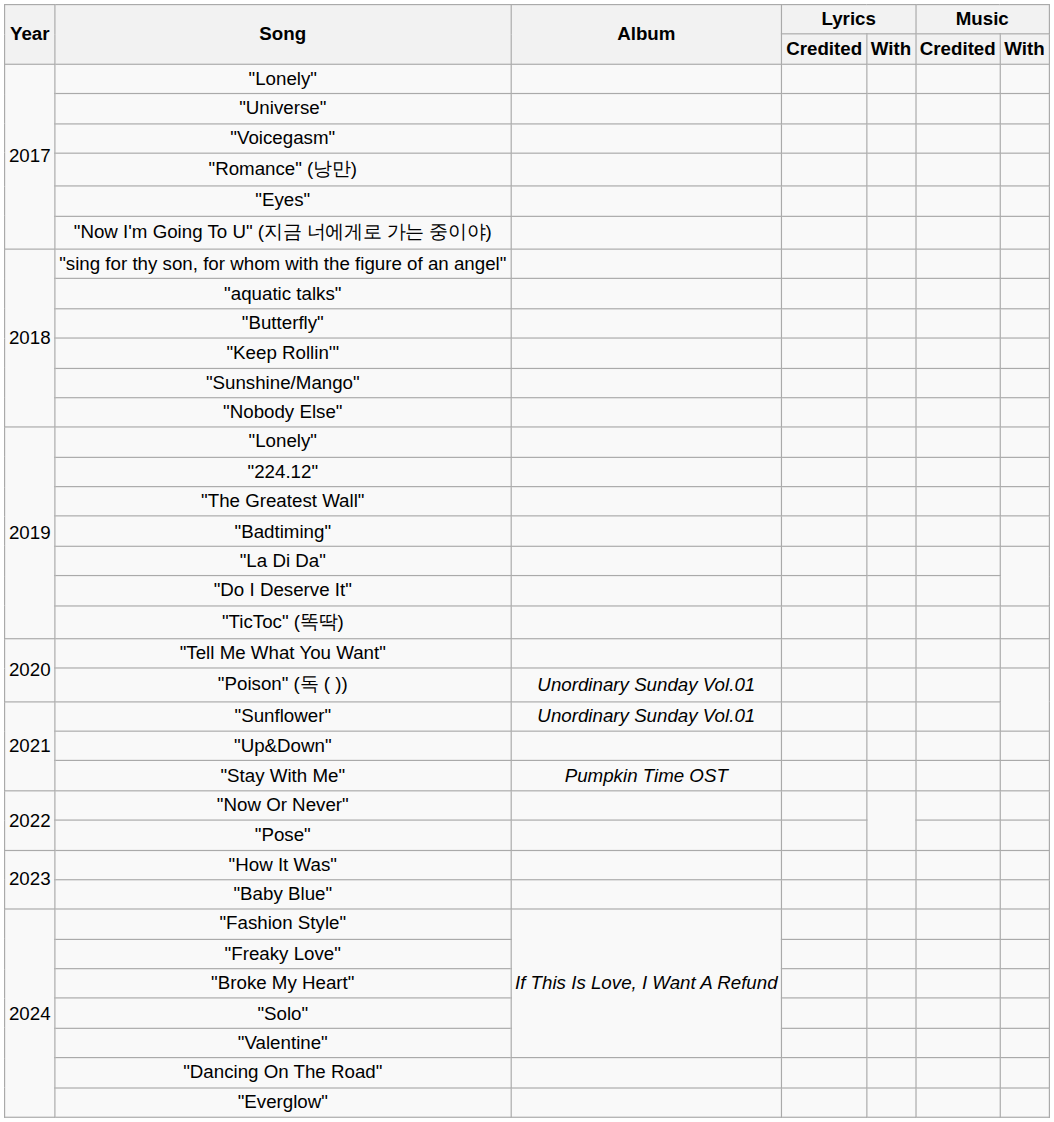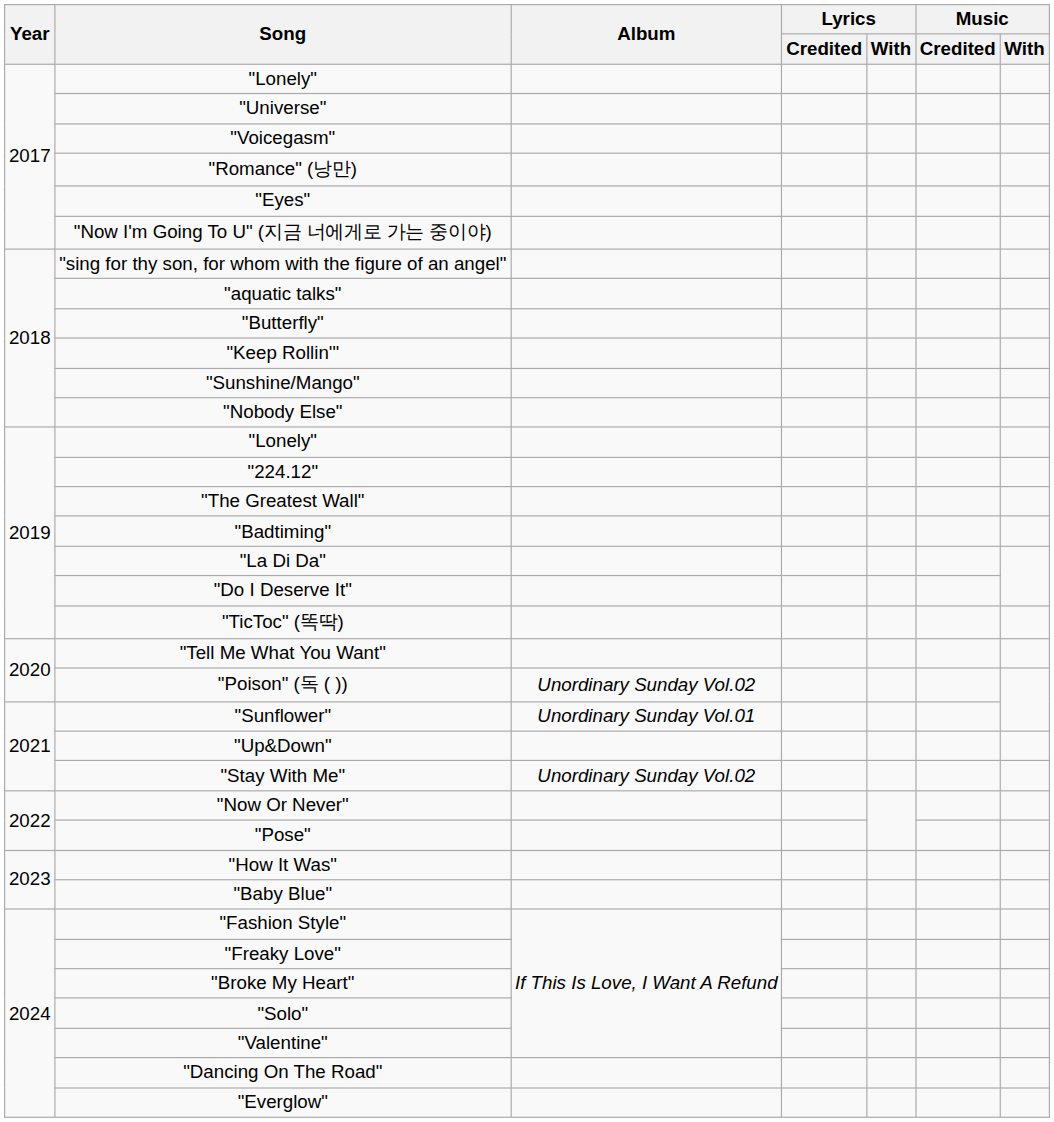(646, 684) Unordinary Sunday Vol.01 -> (646, 684) Unordinary Sunday Vol.02
(646, 775) Pumpkin Time OST -> (646, 775) Unordinary Sunday Vol.02
